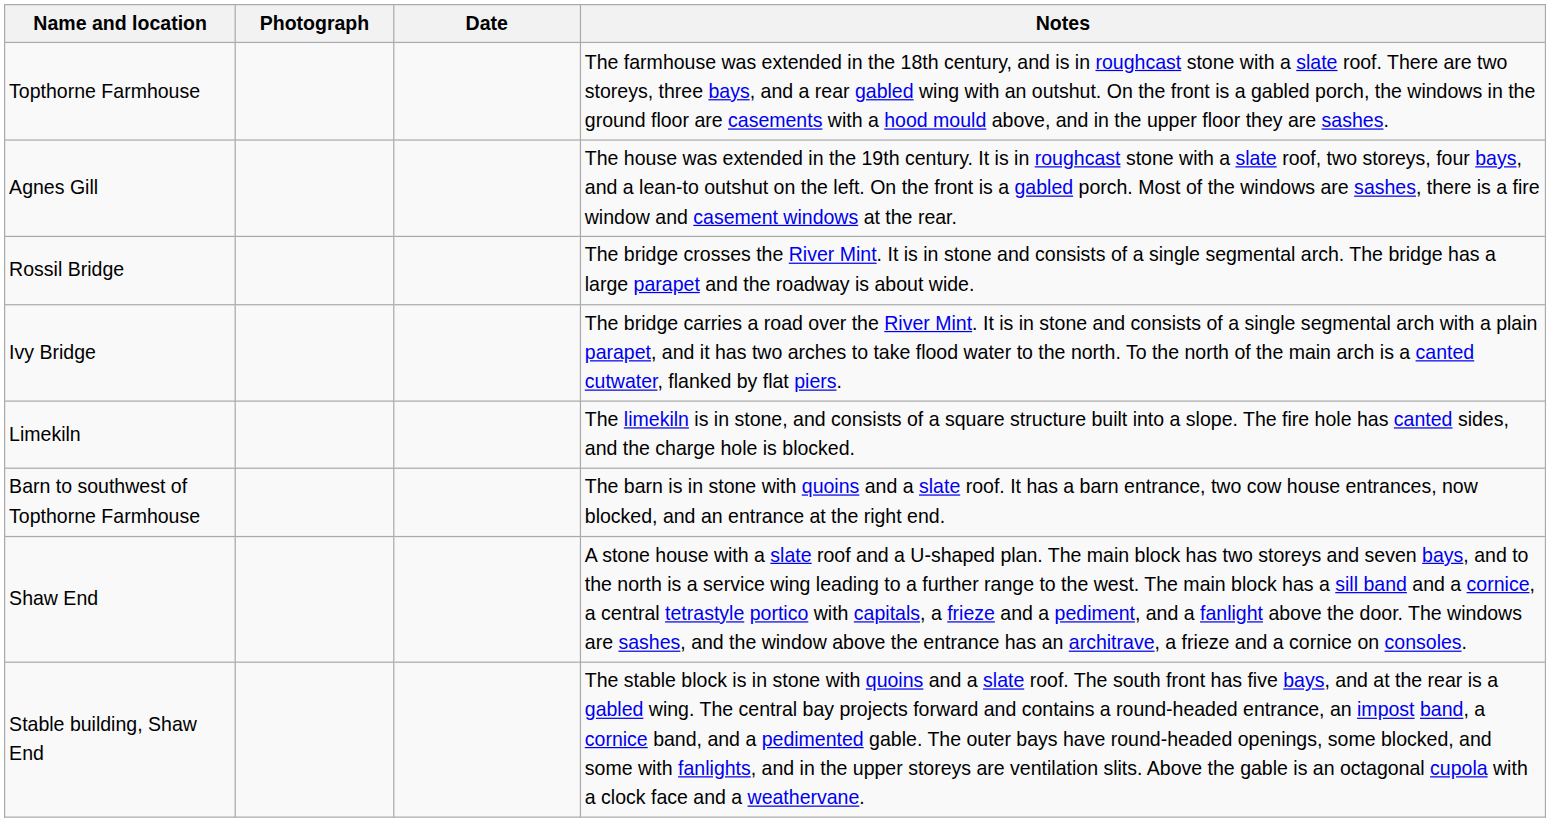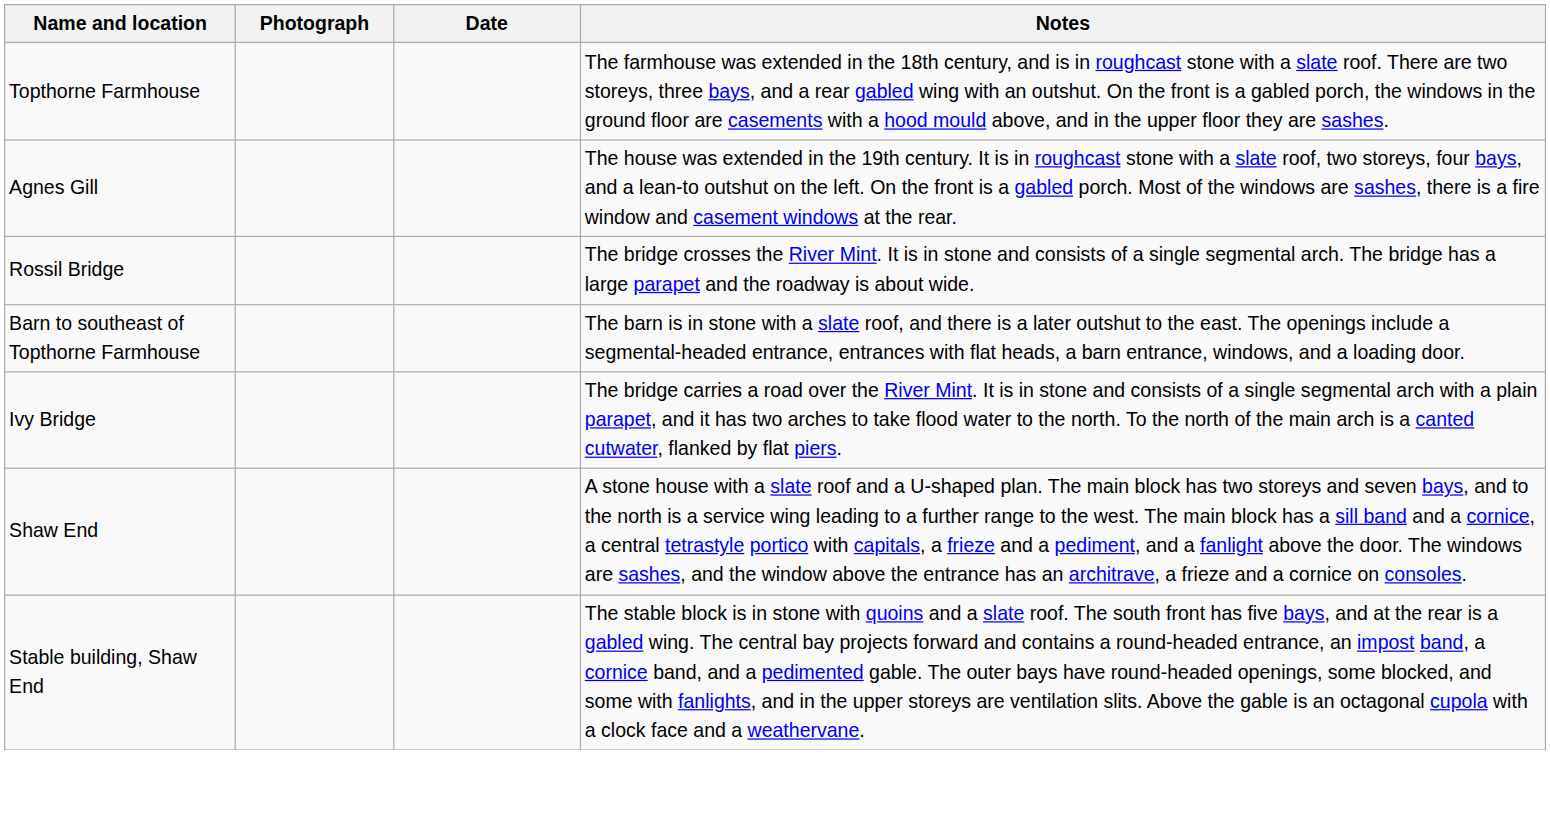+ row: (105, 337)
- row: (45, 434)
- row: (105, 502)
